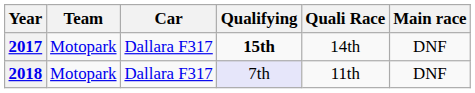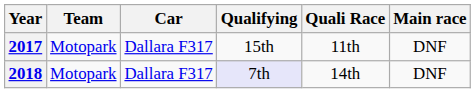(259, 46) bold -> (259, 46) normal
(345, 46) 14th -> (345, 46) 11th
(345, 74) 11th -> (345, 74) 14th
